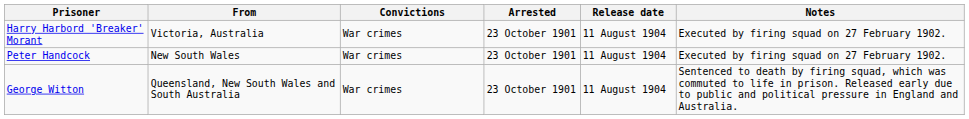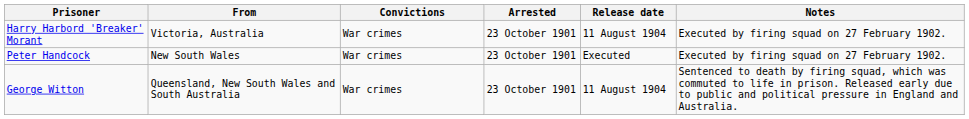(624, 56) 11 August 1904 -> (606, 56) Executed
